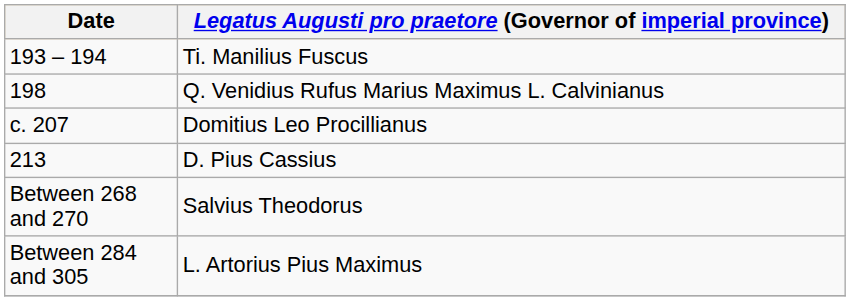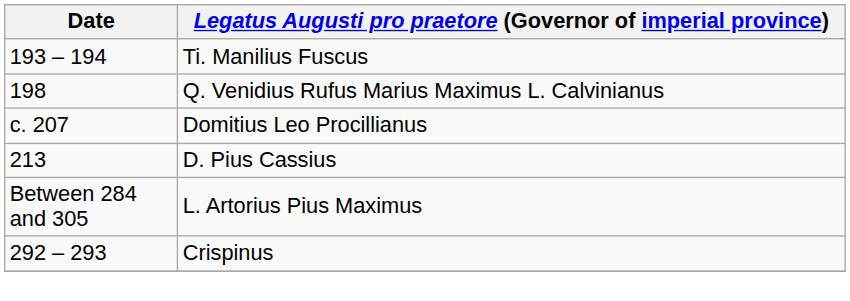- row: (273, 206)
+ row: (228, 253)
